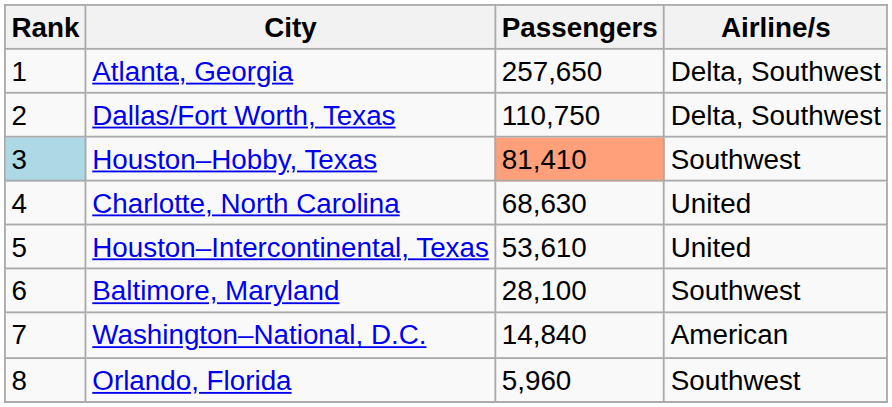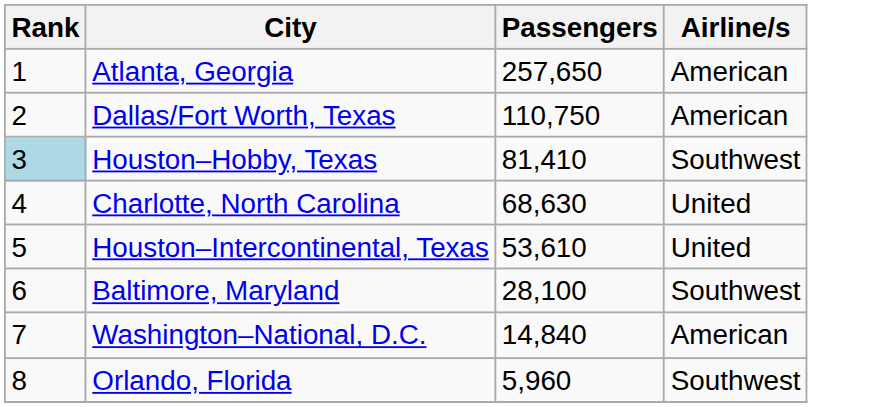(776, 71) Delta, Southwest -> (729, 71) American
(776, 115) Delta, Southwest -> (729, 115) American
(544, 159) lightsalmon background -> (544, 159) no background
